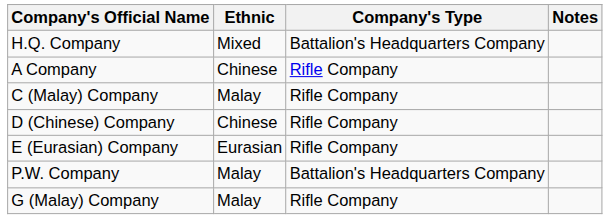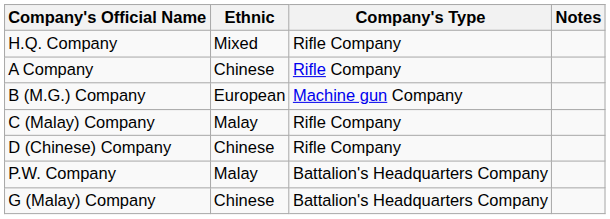(417, 43) Battalion's Headquarters Company -> (347, 43) Rifle Company
+ row: (77, 95)
- row: (95, 148)
(239, 200) Malay -> (244, 200) Chinese
(344, 200) Rifle Company -> (420, 200) Battalion's Headquarters Company
